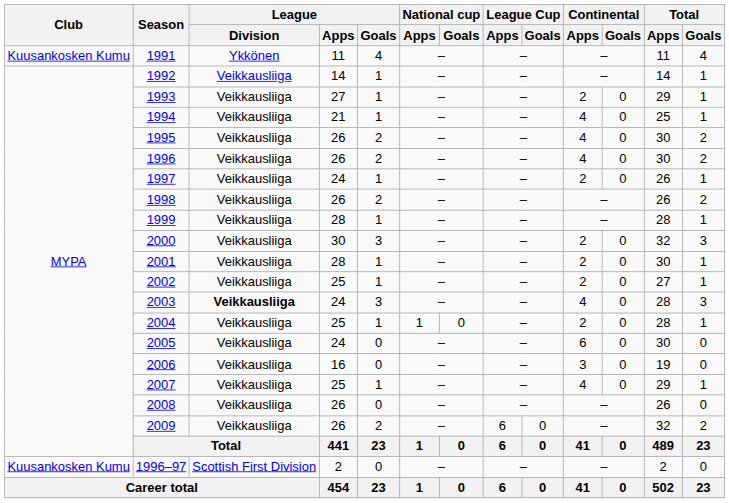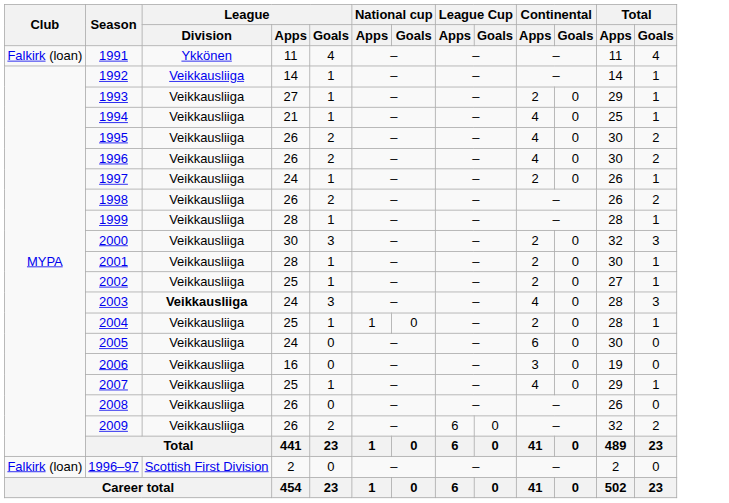(69, 55) Kuusankosken Kumu -> (45, 55) Falkirk (loan)
(69, 466) Kuusankosken Kumu -> (45, 466) Falkirk (loan)
